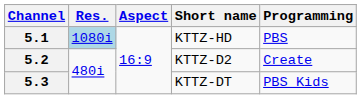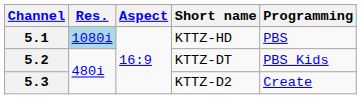(203, 60) KTTZ-D2 -> (203, 60) KTTZ-DT
(288, 60) Create -> (296, 60) PBS Kids
(203, 82) KTTZ-DT -> (203, 82) KTTZ-D2
(296, 82) PBS Kids -> (288, 82) Create
